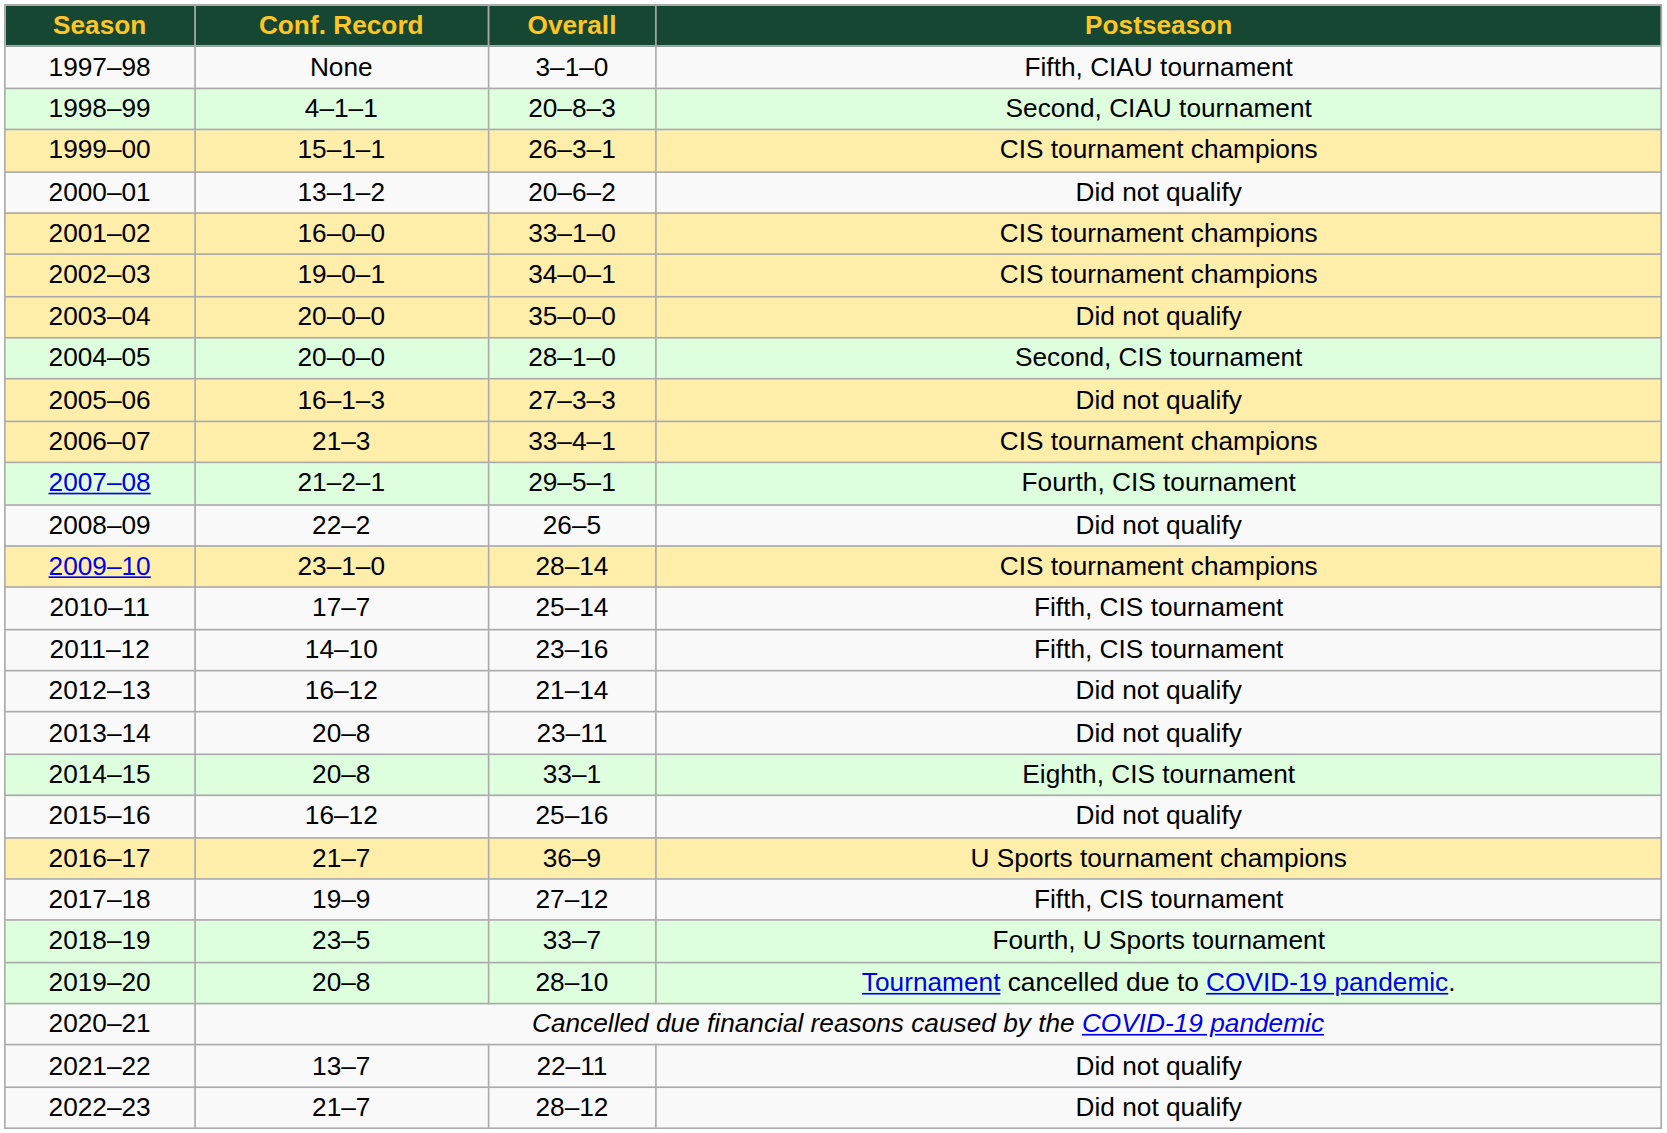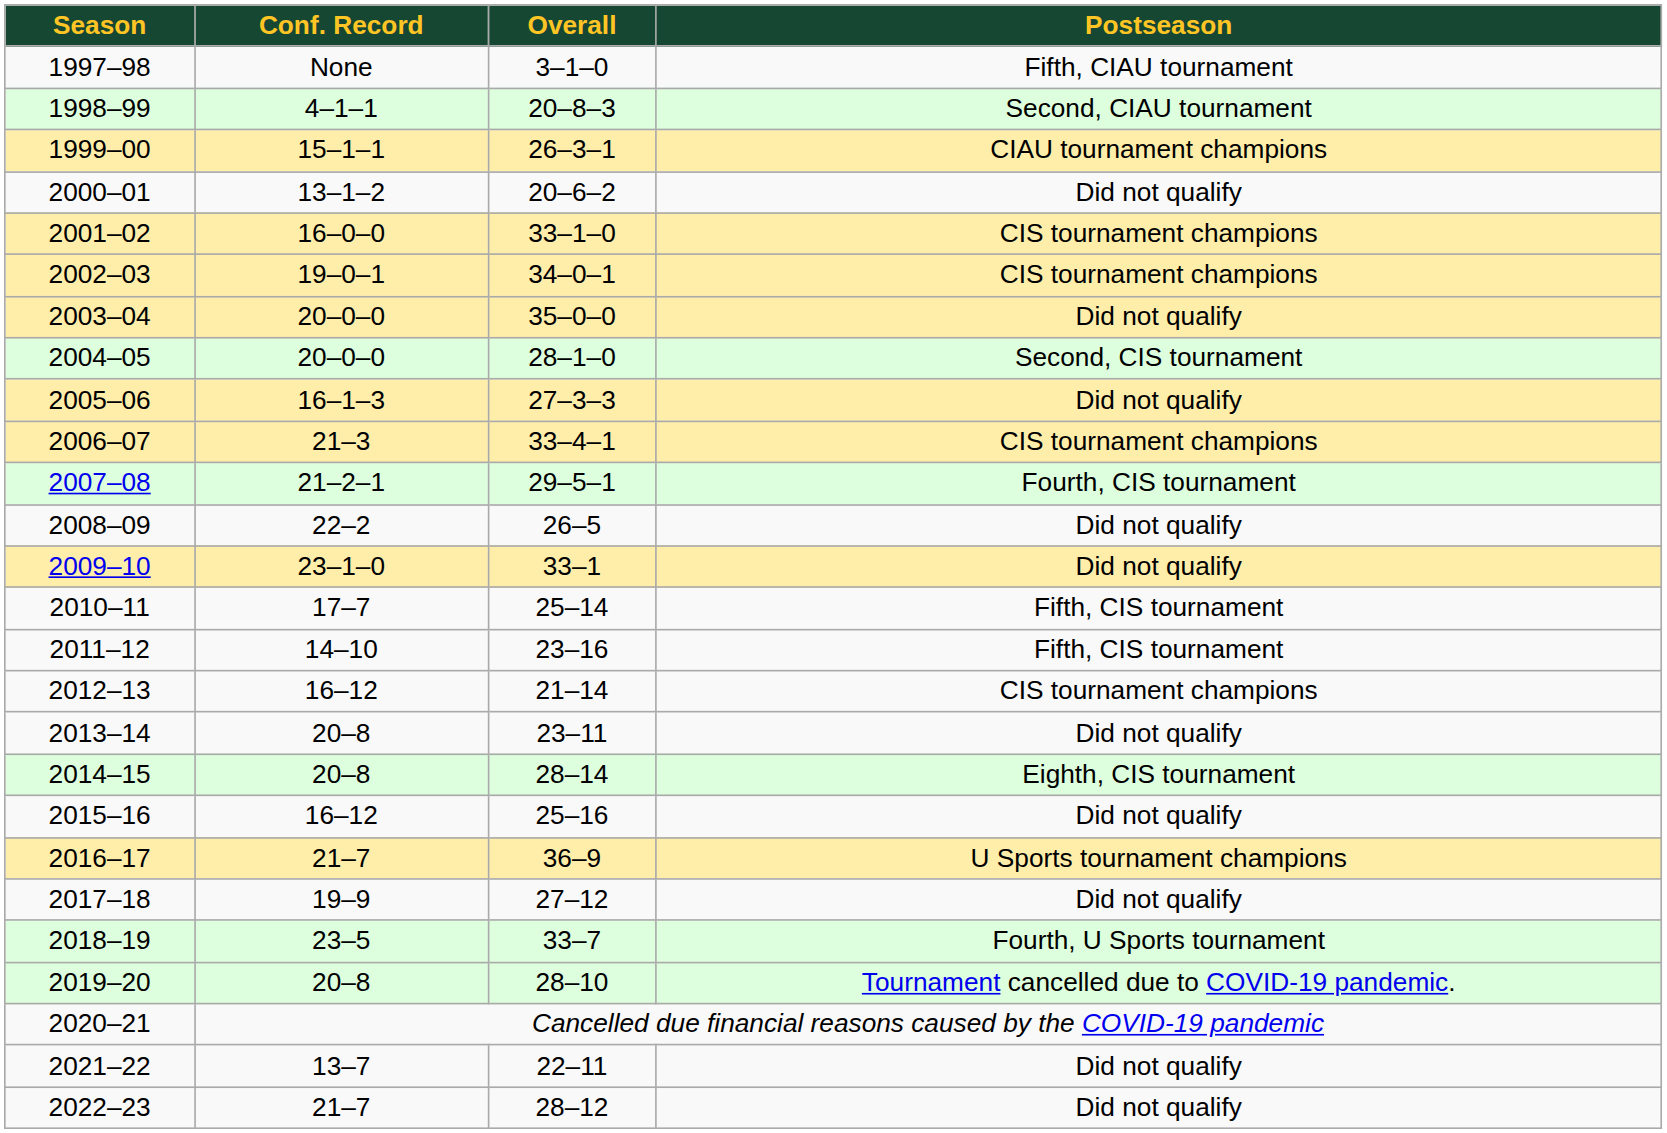(1159, 150) CIS tournament champions -> (1159, 150) CIAU tournament champions
(572, 566) 28–14 -> (572, 566) 33–1
(1159, 566) CIS tournament champions -> (1159, 566) Did not qualify
(1159, 691) Did not qualify -> (1159, 691) CIS tournament champions
(572, 774) 33–1 -> (572, 774) 28–14
(1159, 899) Fifth, CIS tournament -> (1159, 899) Did not qualify
